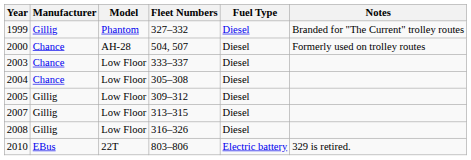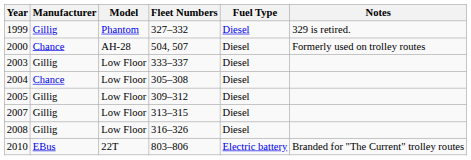(378, 29) Branded for "The Current" trolley routes -> (321, 29) 329 is retired.
(49, 63) Chance -> (45, 63) Gillig
(321, 146) 329 is retired. -> (378, 146) Branded for "The Current" trolley routes
